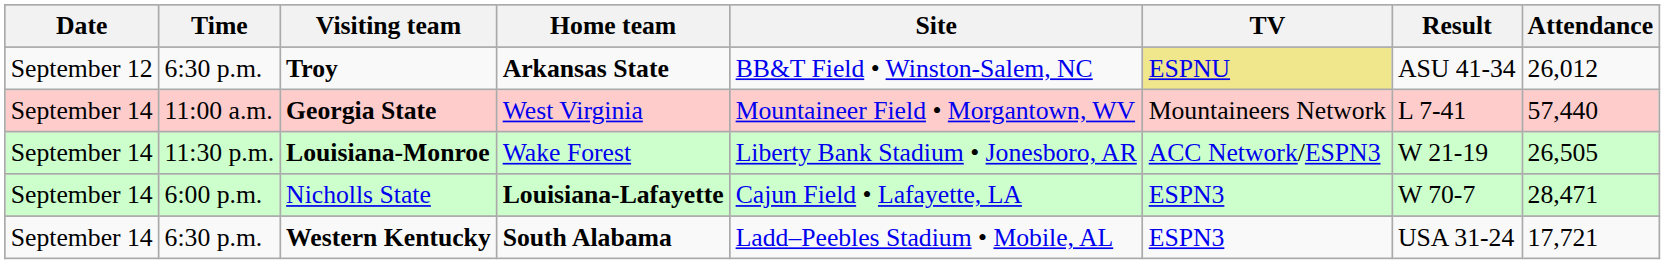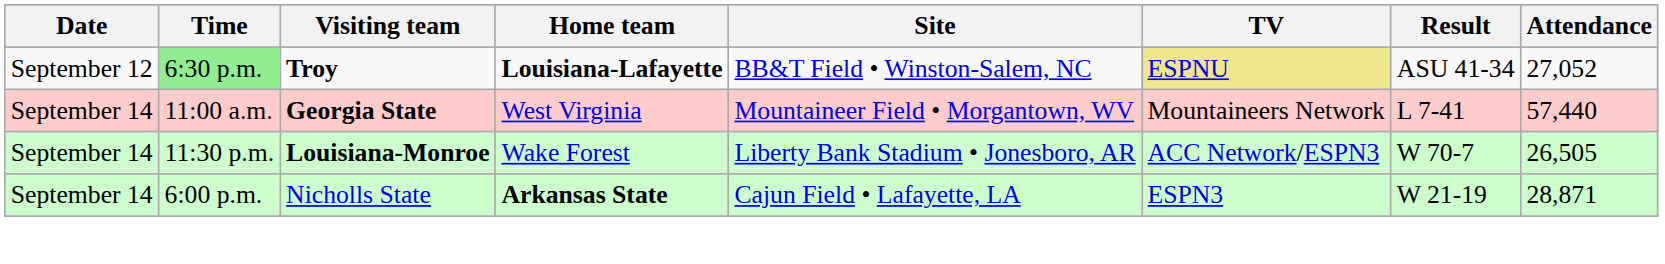(213, 68) no background -> (213, 68) lightgreen background
(586, 68) Arkansas State -> (612, 68) Louisiana-Lafayette
(1563, 68) 26,012 -> (1562, 68) 27,052
(1443, 152) W 21-19 -> (1435, 152) W 70-7
(613, 195) Louisiana-Lafayette -> (585, 195) Arkansas State
(1437, 195) W 70-7 -> (1442, 195) W 21-19
(1563, 195) 28,471 -> (1562, 195) 28,871
- row: (388, 237)
